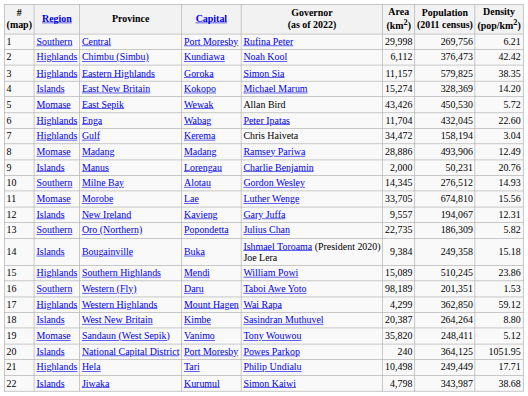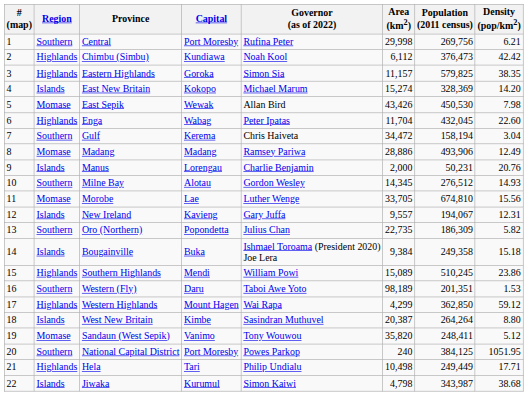(512, 104) 5.72 -> (512, 104) 7.98
(57, 136) Highlands -> (54, 136) Southern
(51, 352) Islands -> (54, 352) Southern
(457, 352) 364,125 -> (457, 352) 384,125
